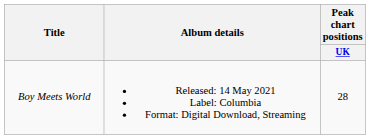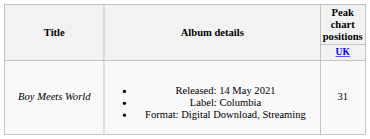(343, 97) 28 -> (343, 97) 31
